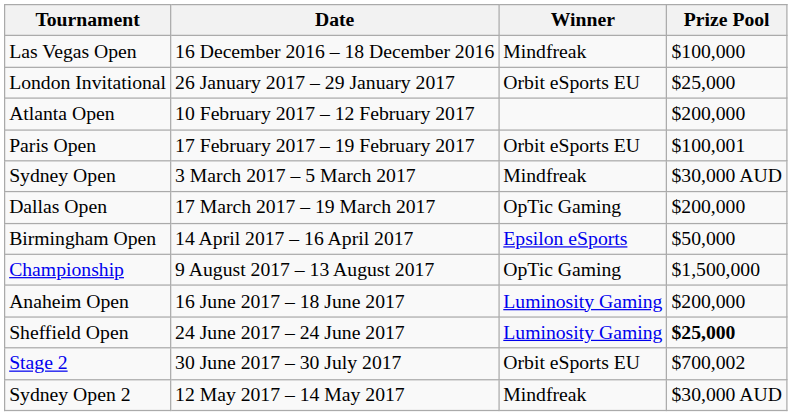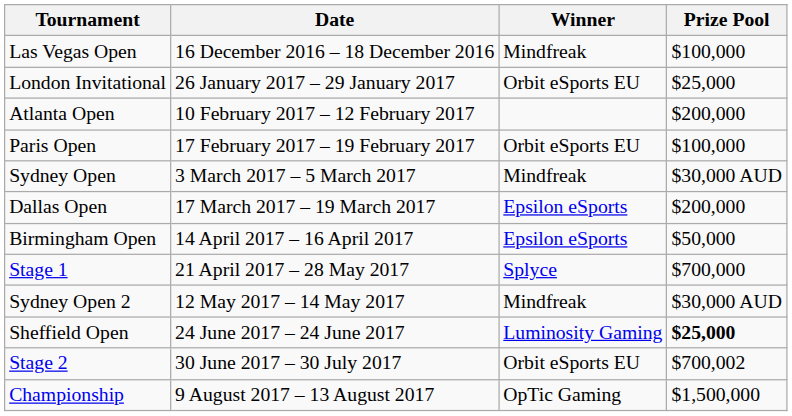(708, 144) $100,001 -> (708, 144) $100,000
(562, 207) OpTic Gaming -> (565, 207) Epsilon eSports
+ row: (38, 269)
rows swapped: (70, 394) <-> (67, 269)
- row: (69, 301)
